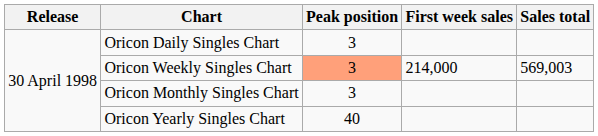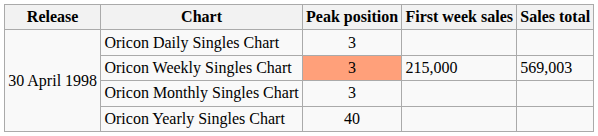(431, 67) 214,000 -> (431, 67) 215,000
